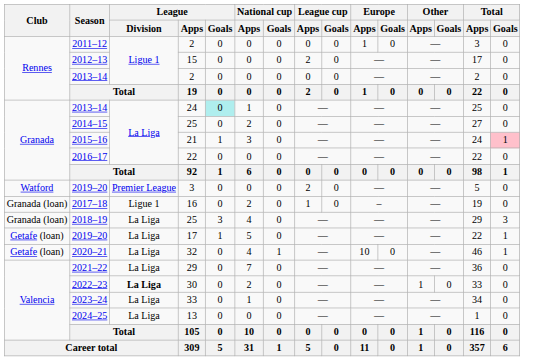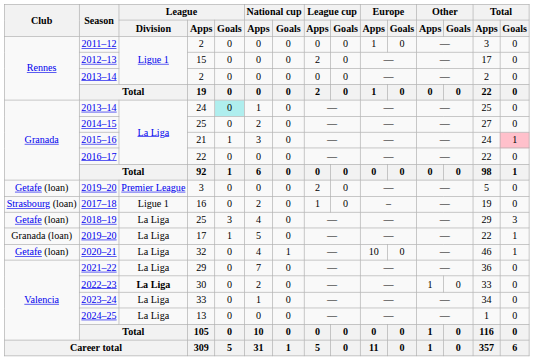(37, 188) Watford -> (42, 188) Getafe (loan)
(37, 204) Granada (loan) -> (42, 204) Strasbourg (loan)
(37, 220) Granada (loan) -> (42, 220) Getafe (loan)
(37, 236) Getafe (loan) -> (42, 236) Granada (loan)
